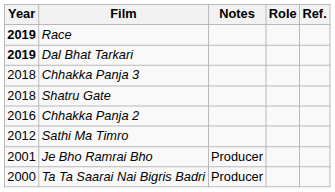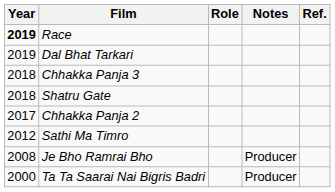columns swapped: (283, 14) <-> (237, 14)
(22, 55) bold -> (22, 55) normal
(22, 116) 2016 -> (22, 116) 2017
(22, 156) 2001 -> (22, 156) 2008
